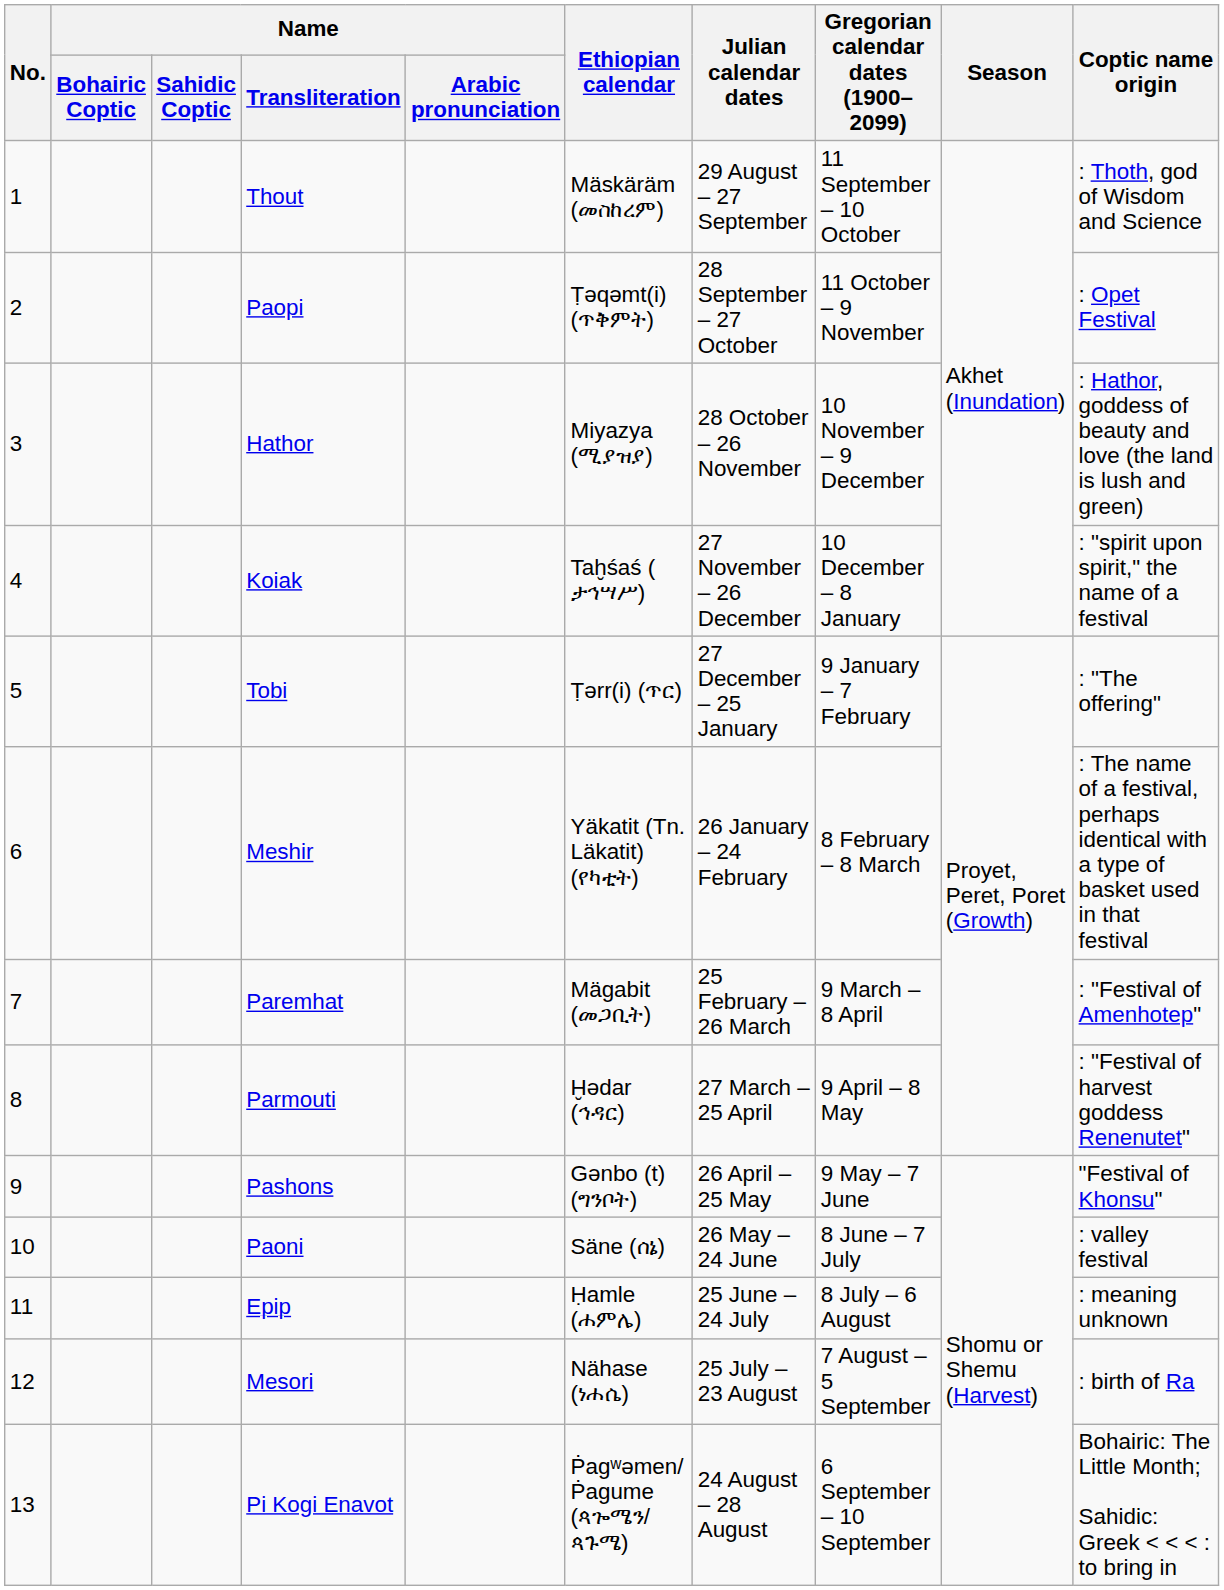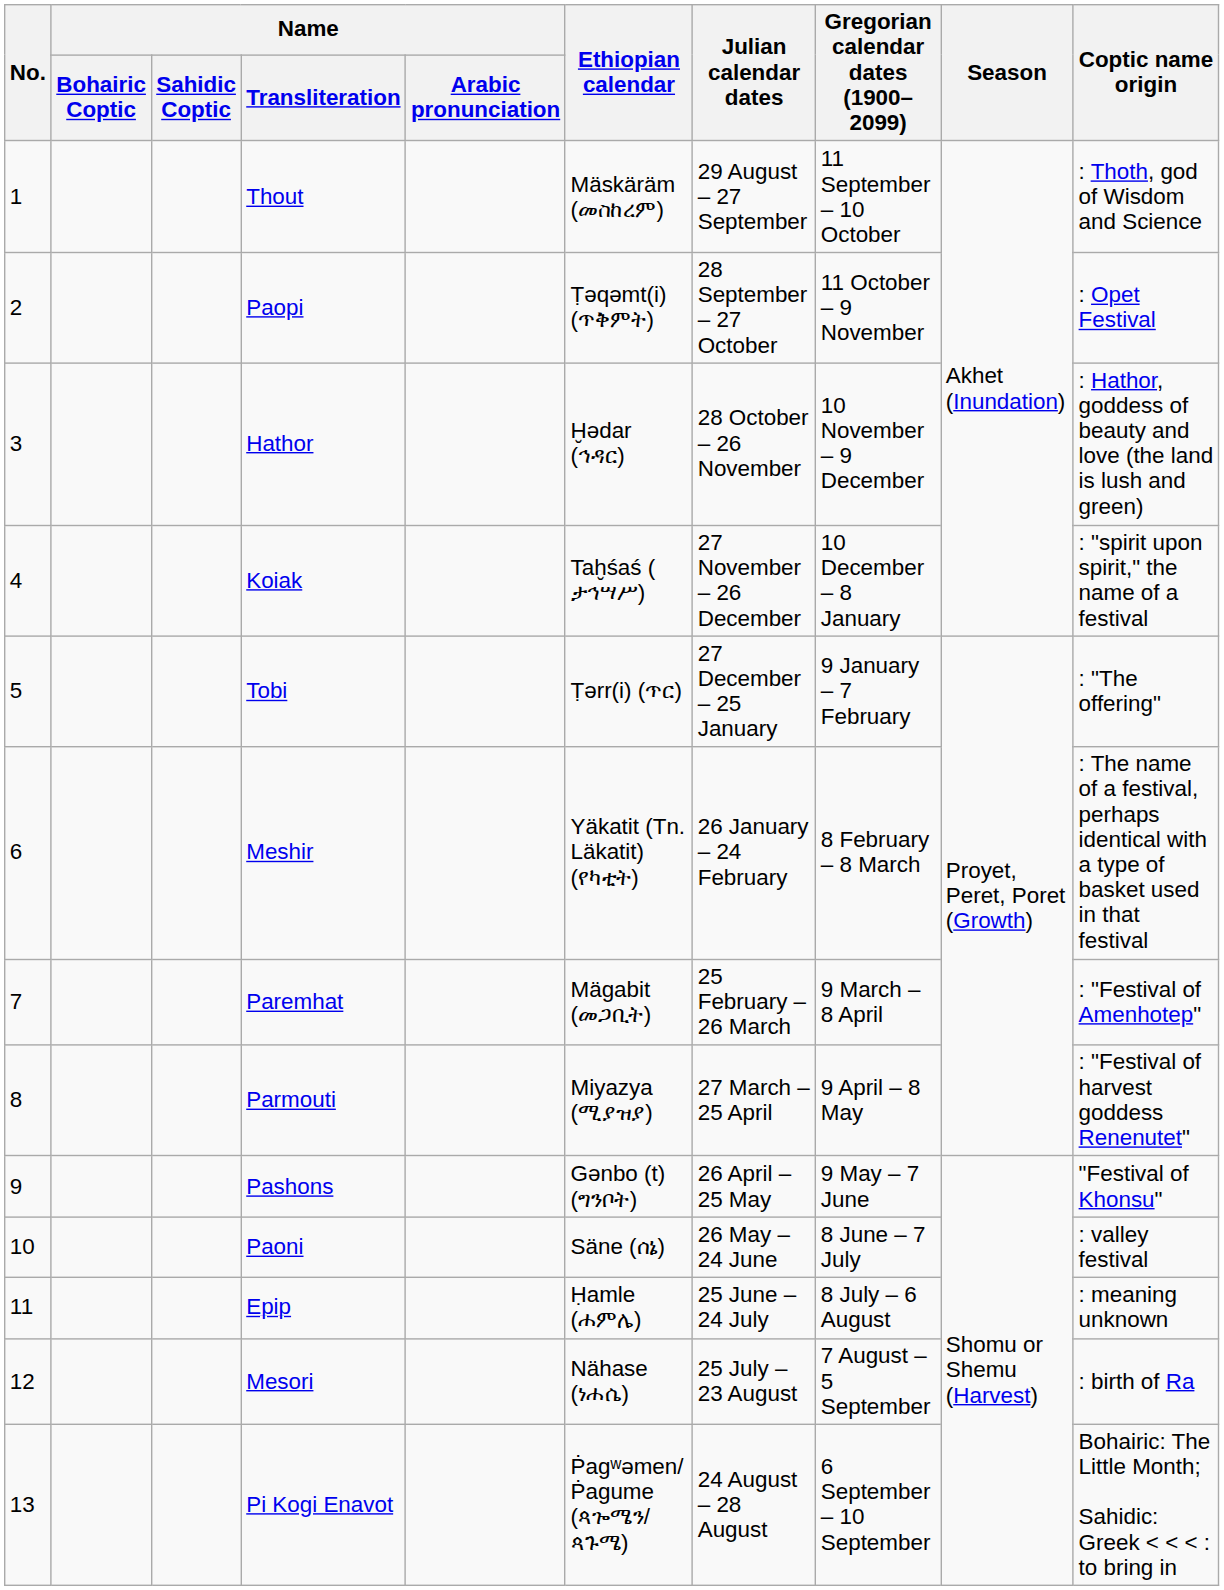(612, 443) Miyazya (ሚያዝያ) -> (601, 443) Ḫədar (ኅዳር)
(601, 1100) Ḫədar (ኅዳር) -> (612, 1100) Miyazya (ሚያዝያ)
